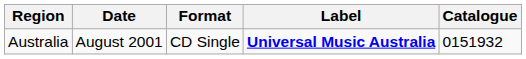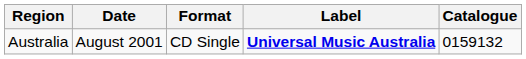(473, 41) 0151932 -> (473, 41) 0159132
